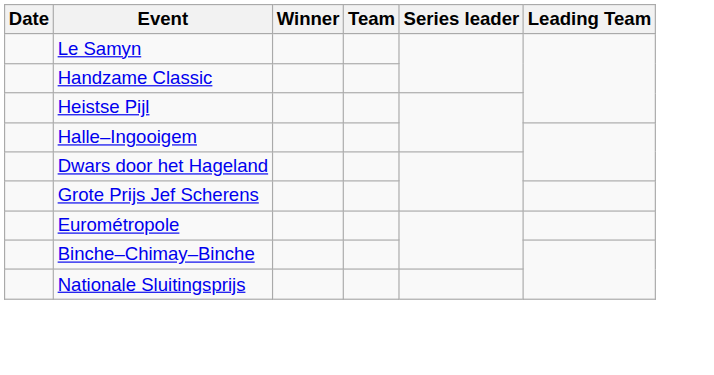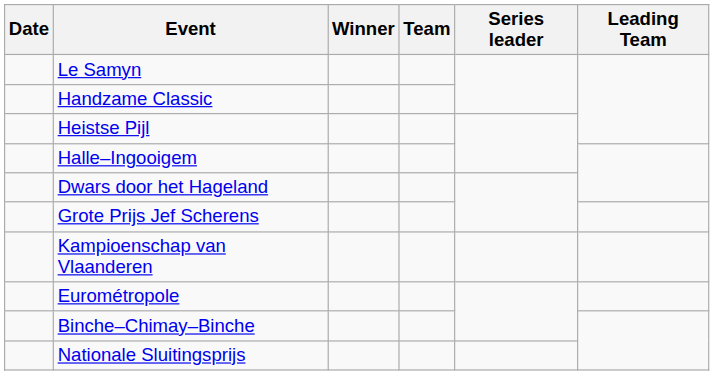+ row: (142, 256)
